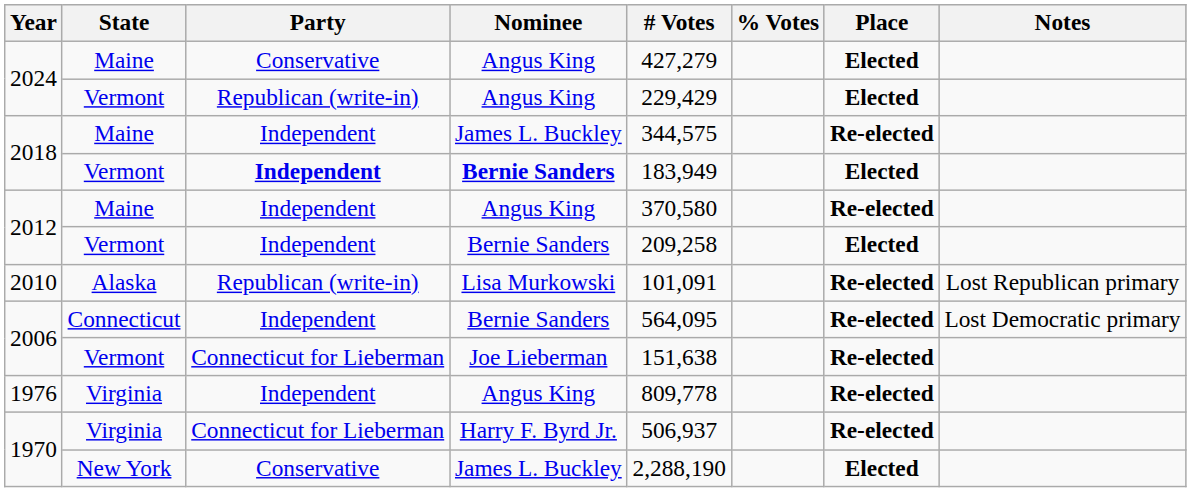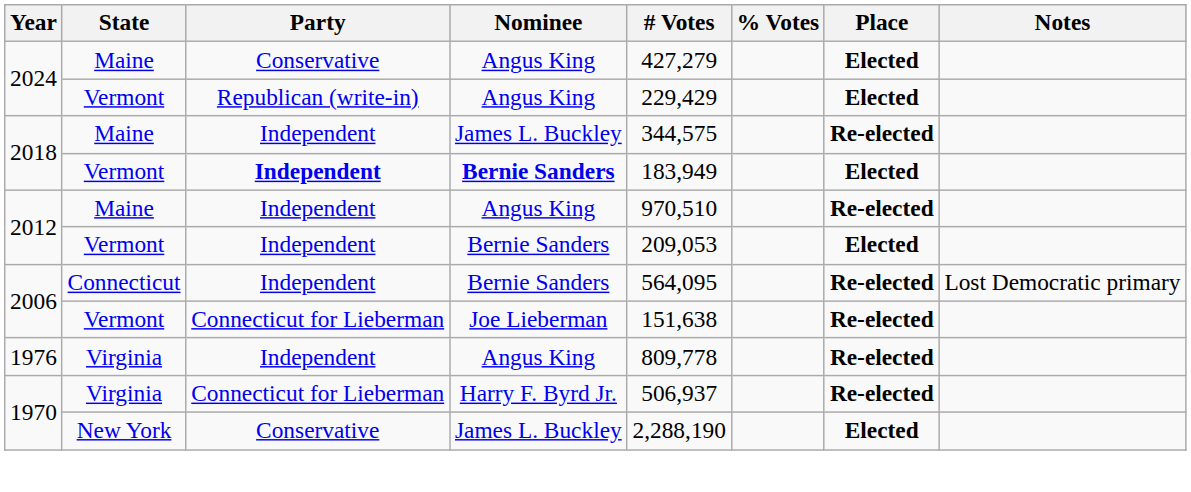(679, 208) 370,580 -> (679, 208) 970,510
(679, 245) 209,258 -> (679, 245) 209,053
- row: (33, 282)
